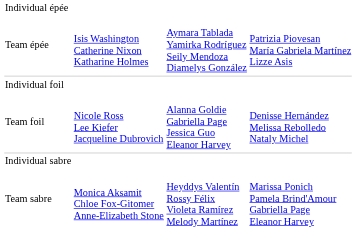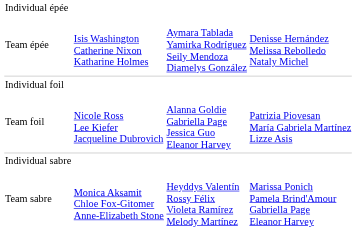(300, 50) Patrizia Piovesan María Gabriela Martínez Lizze Asis -> (289, 50) Denisse Hernández Melissa Rebolledo Nataly Michel
(289, 127) Denisse Hernández Melissa Rebolledo Nataly Michel -> (300, 127) Patrizia Piovesan María Gabriela Martínez Lizze Asis
